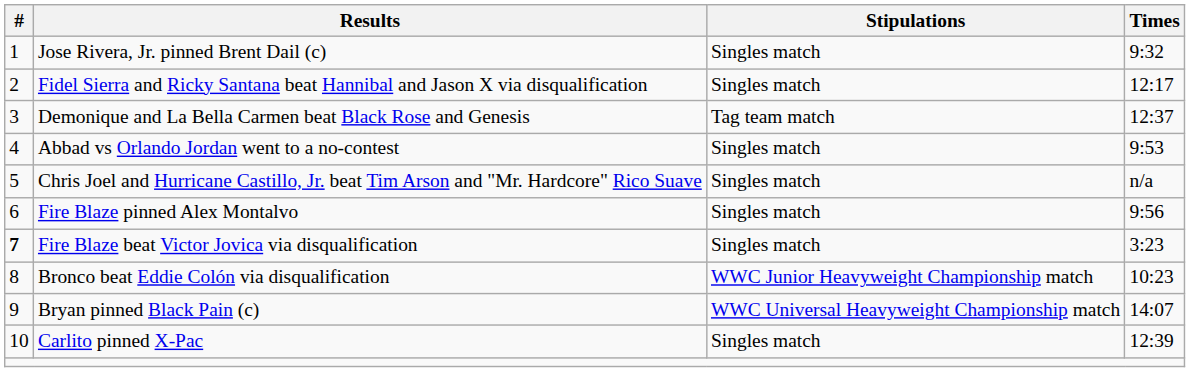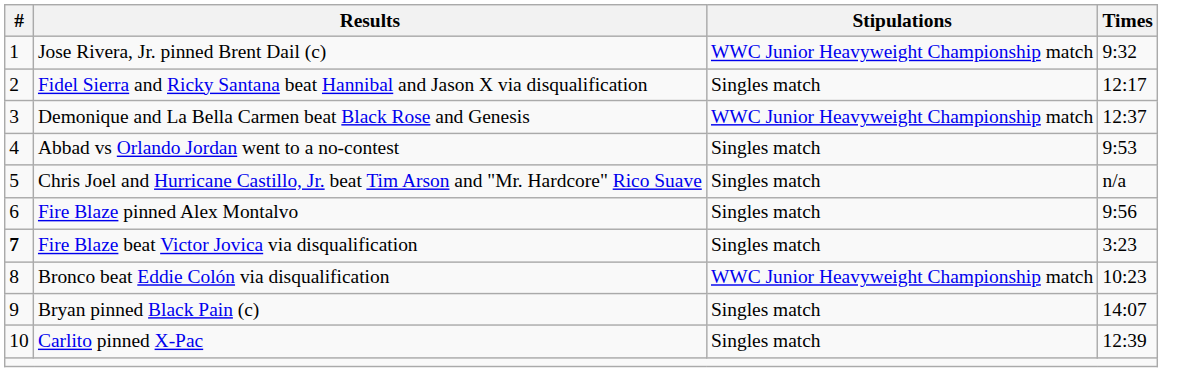(766, 52) Singles match -> (902, 52) WWC Junior Heavyweight Championship match
(773, 116) Tag team match -> (902, 116) WWC Junior Heavyweight Championship match
(916, 308) WWC Universal Heavyweight Championship match -> (766, 308) Singles match
